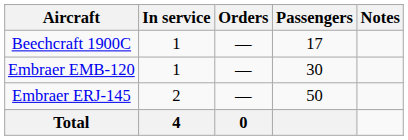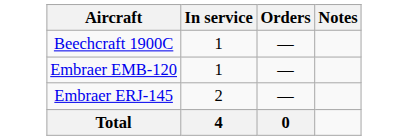- column: (315, 17)
